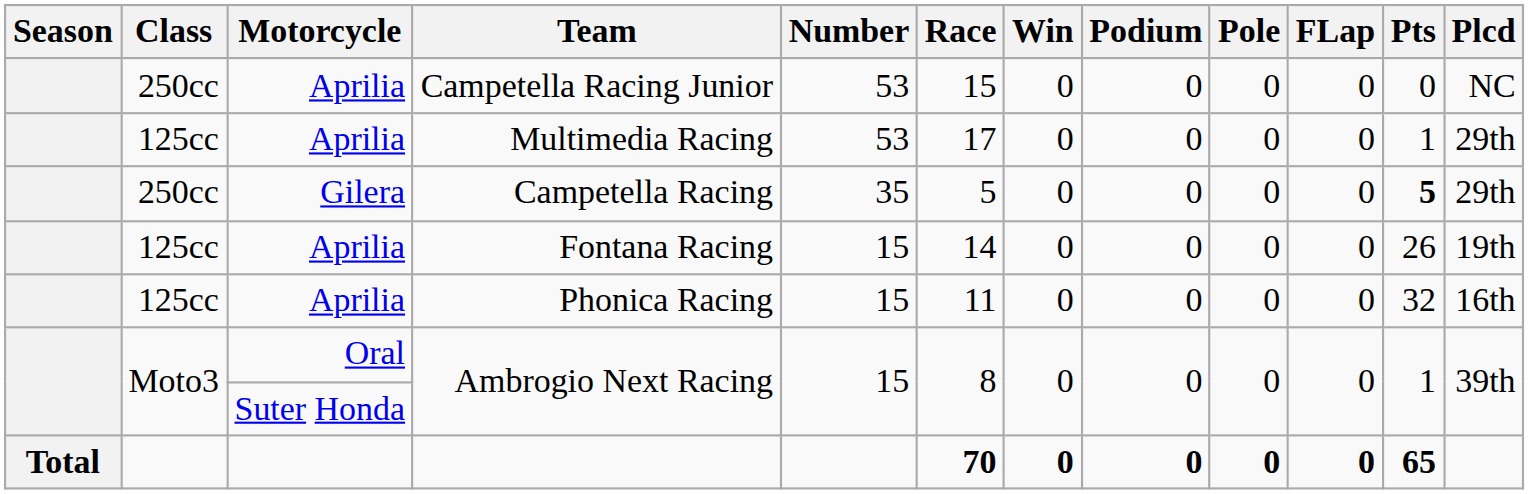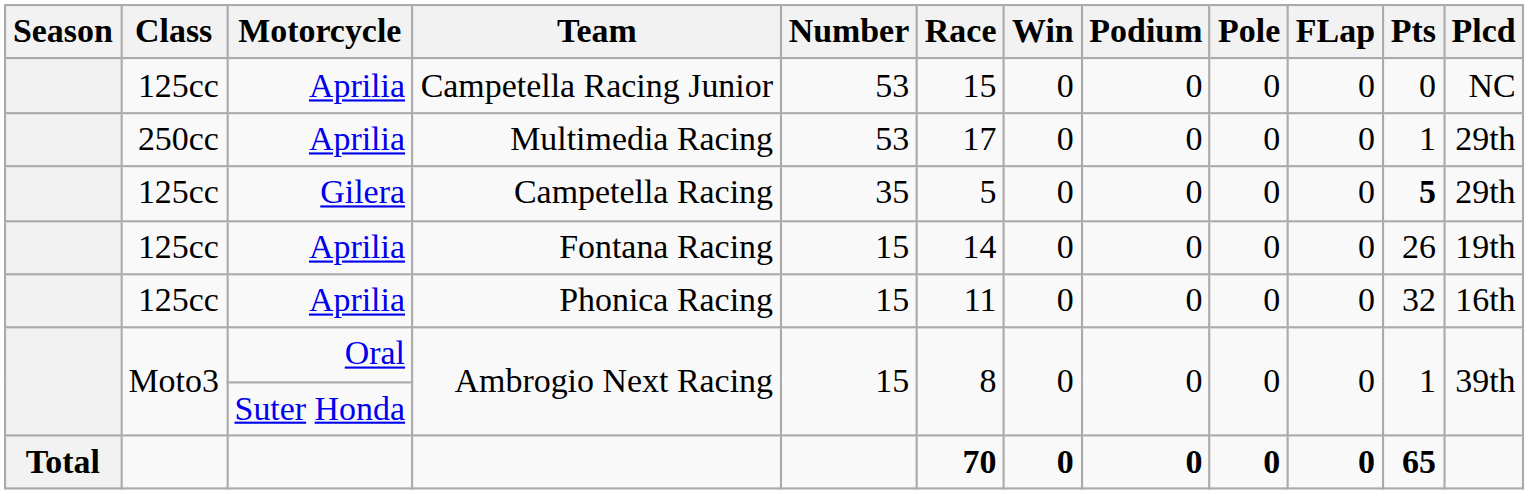(178, 85) 250cc -> (178, 85) 125cc
(178, 138) 125cc -> (178, 138) 250cc
(178, 192) 250cc -> (178, 192) 125cc
